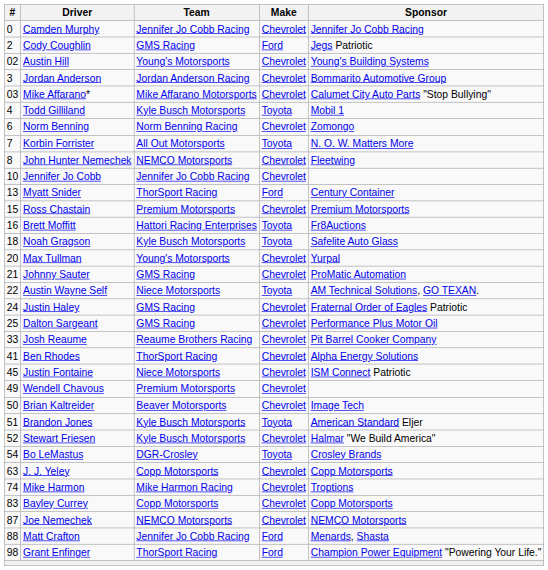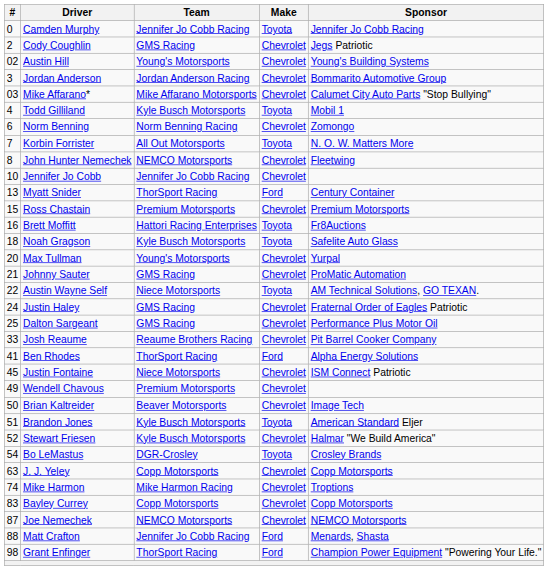(284, 29) Chevrolet -> (277, 29) Toyota
(272, 45) Ford -> (284, 45) Chevrolet
(284, 356) Chevrolet -> (272, 356) Ford
